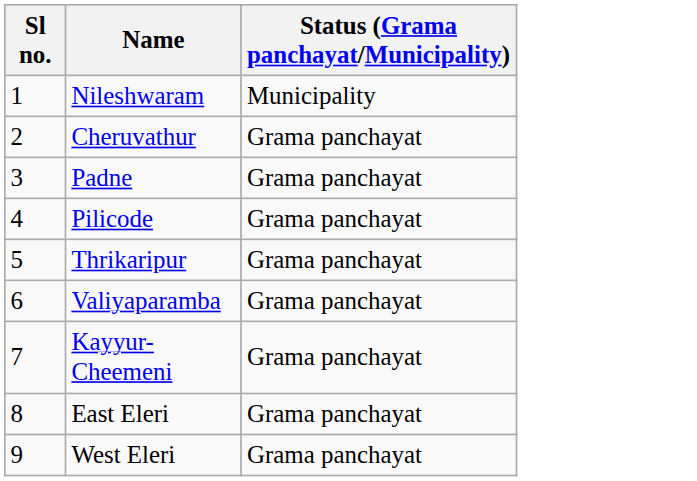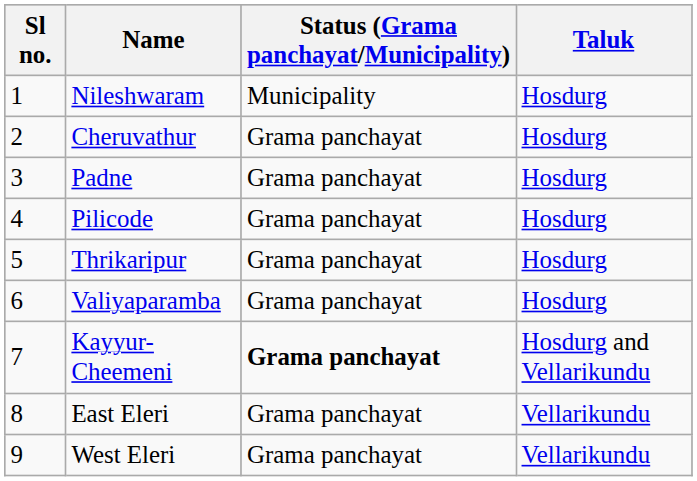+ column: (604, 39)
(334, 357) normal -> (343, 357) bold
